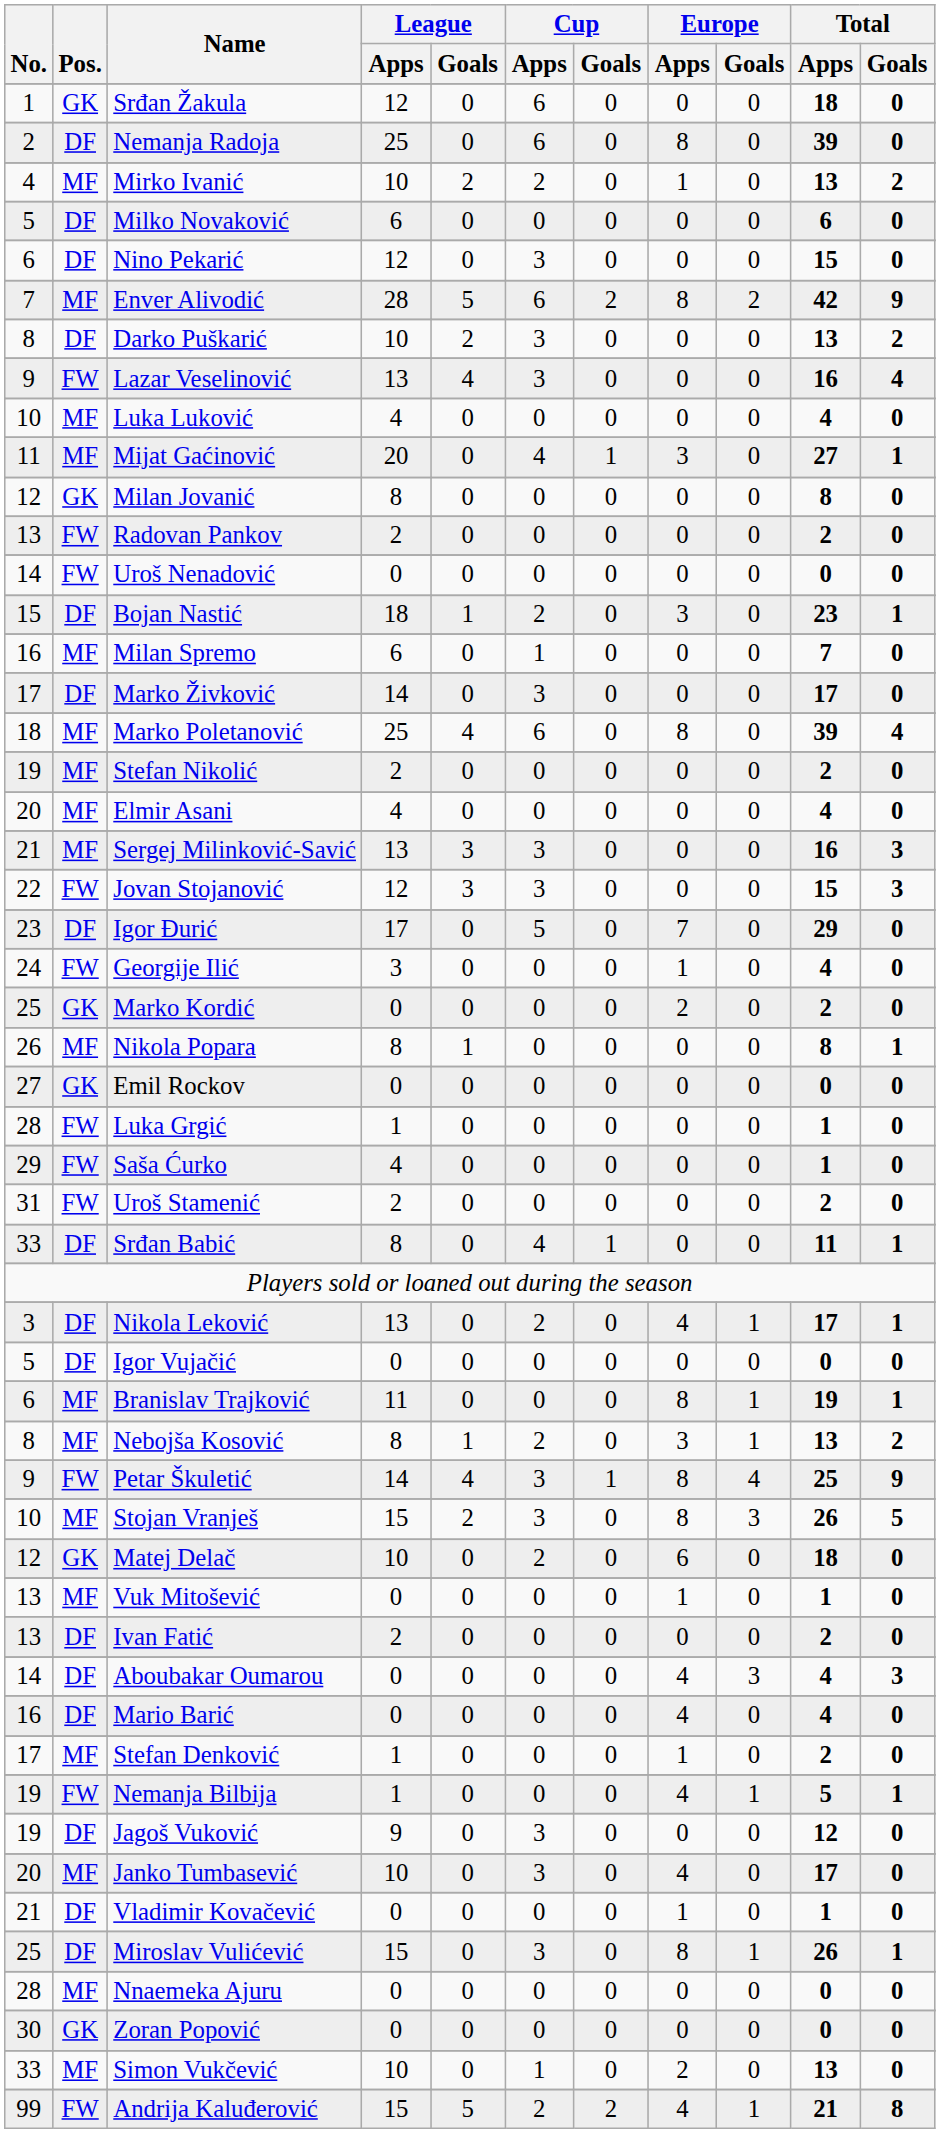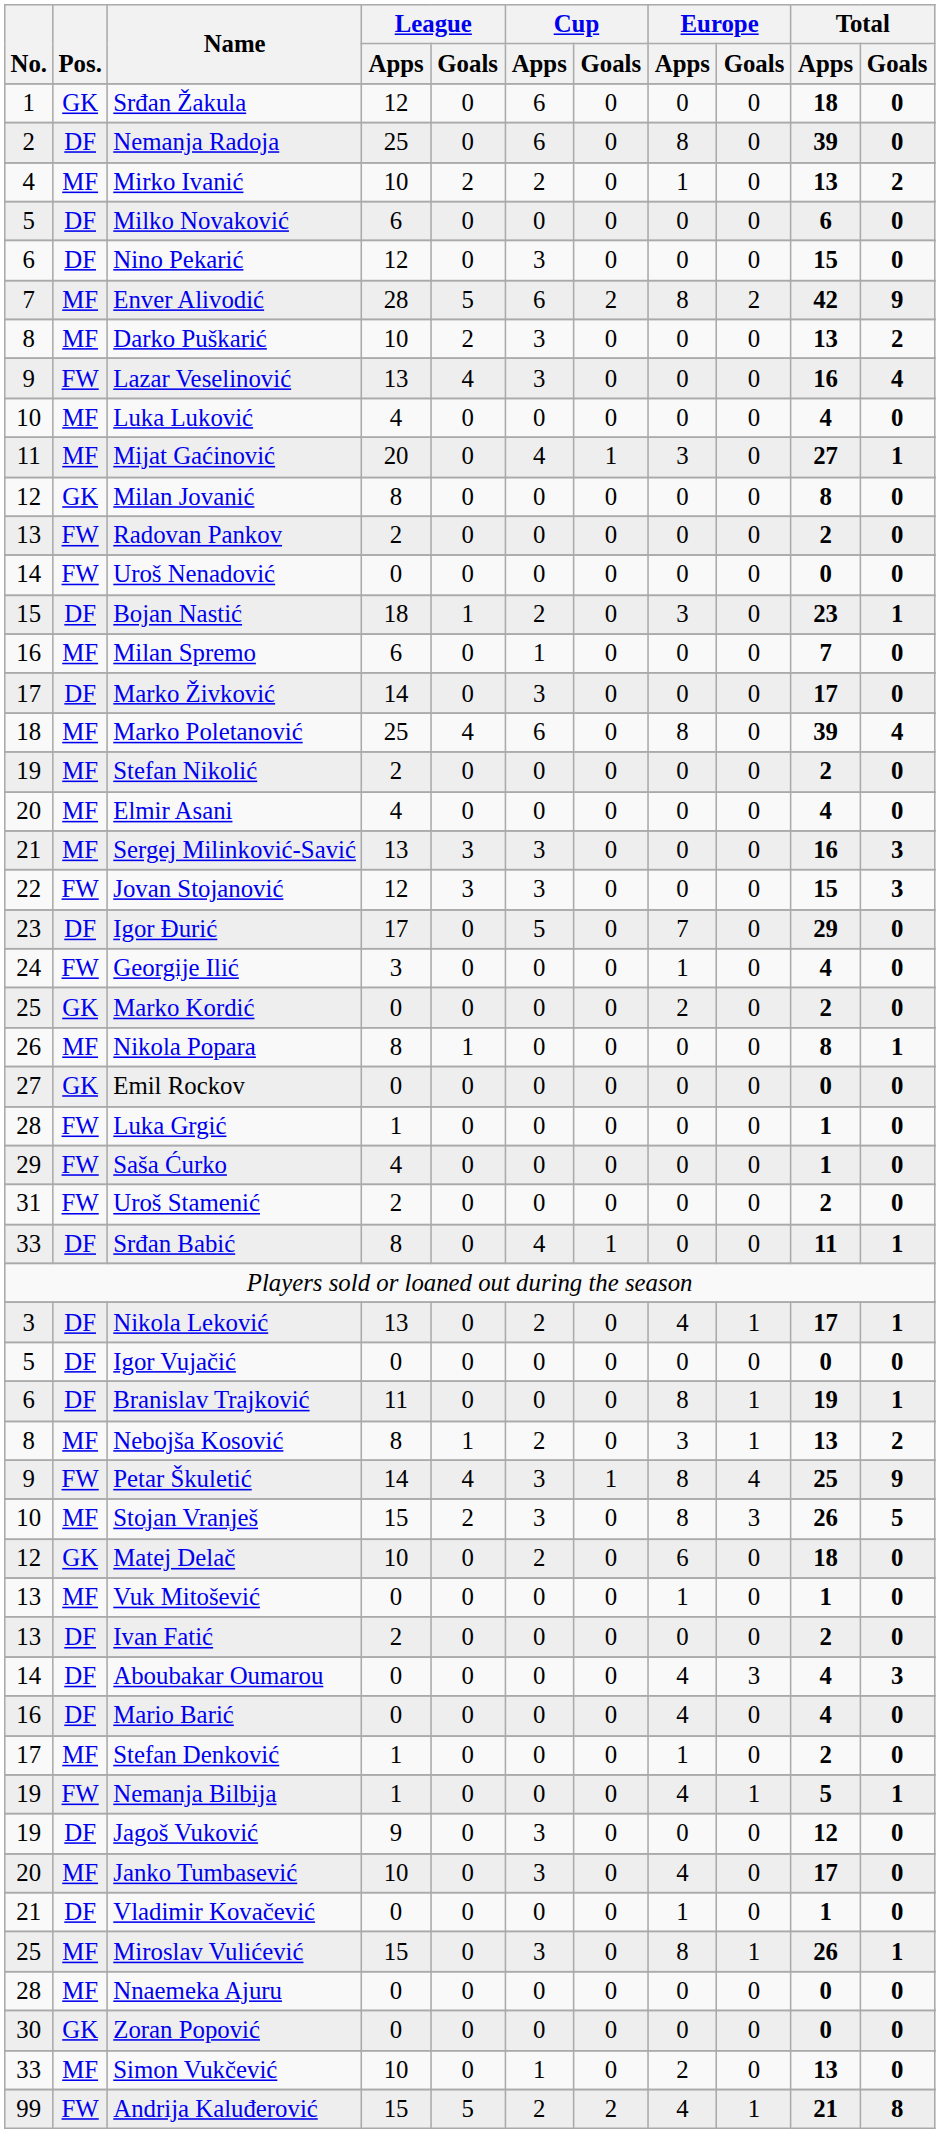(80, 338) DF -> (80, 338) MF
(80, 1400) MF -> (80, 1400) DF
(80, 1951) DF -> (80, 1951) MF
